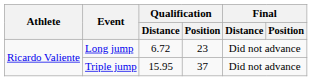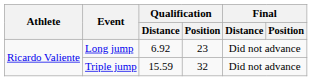(161, 49) 6.72 -> (161, 49) 6.92
(161, 67) 15.95 -> (161, 67) 15.59
(203, 67) 37 -> (203, 67) 32
